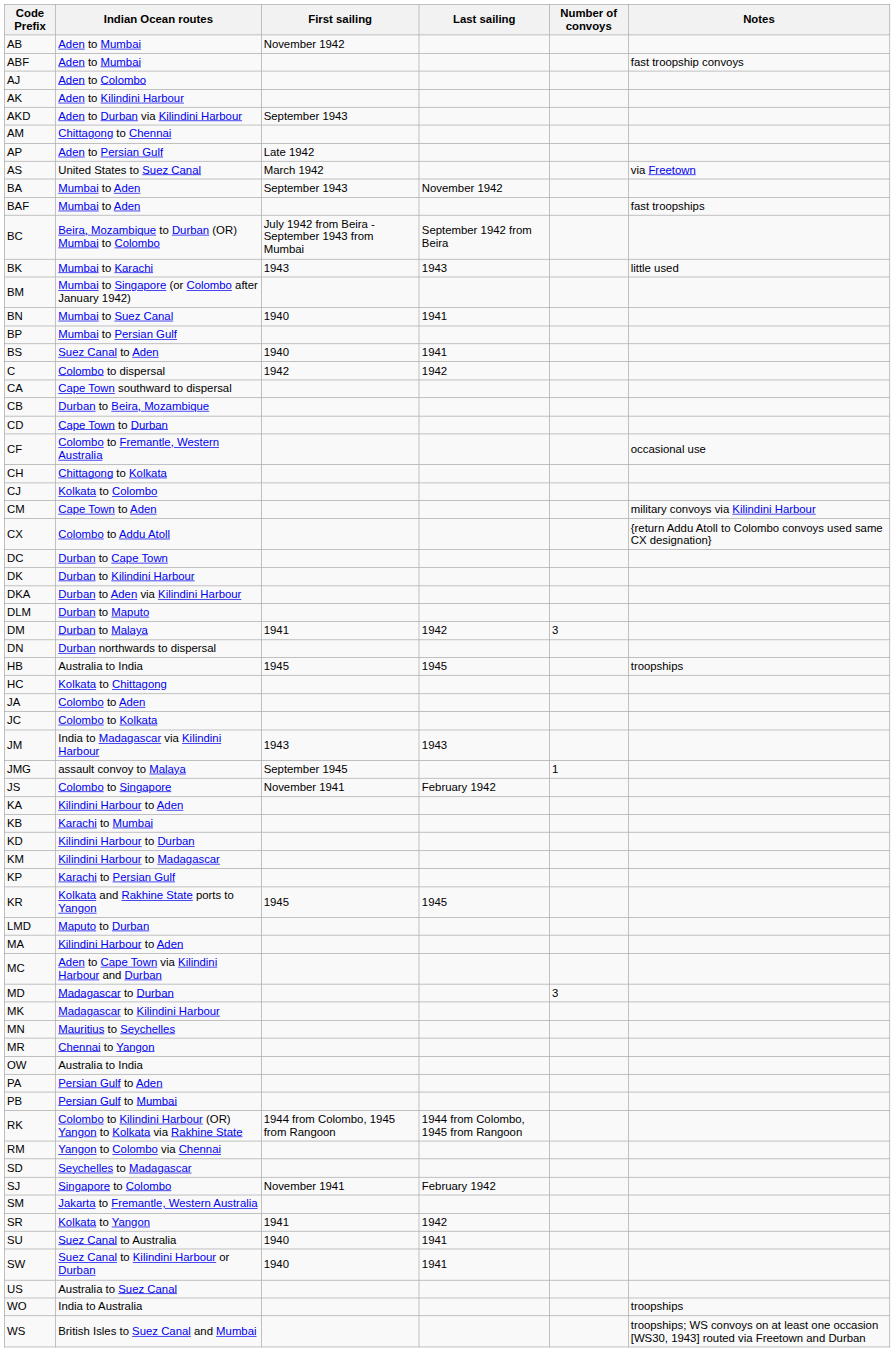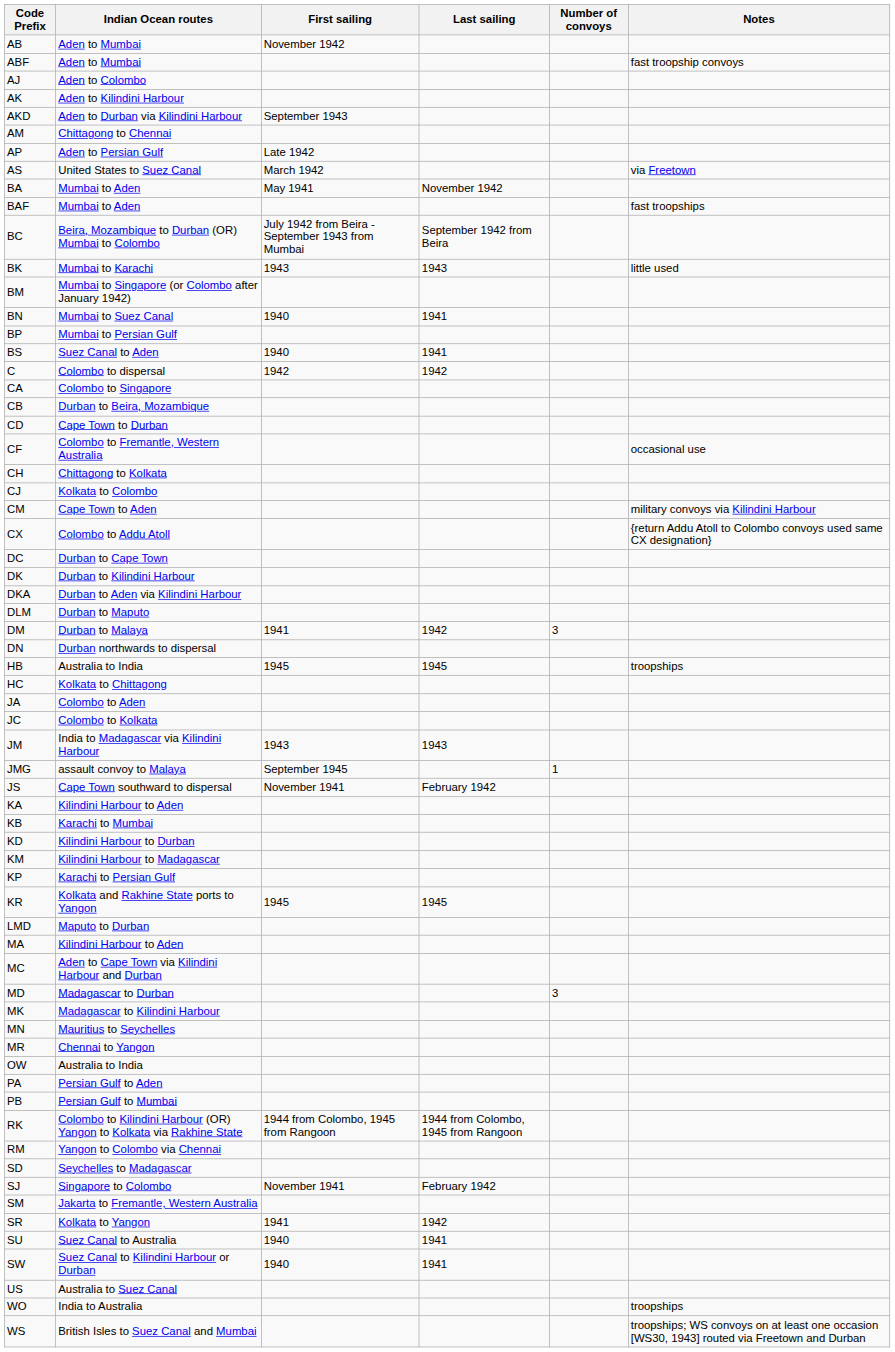(306, 188) September 1943 -> (289, 188) May 1941
(145, 388) Cape Town southward to dispersal -> (115, 388) Colombo to Singapore
(115, 787) Colombo to Singapore -> (145, 787) Cape Town southward to dispersal
